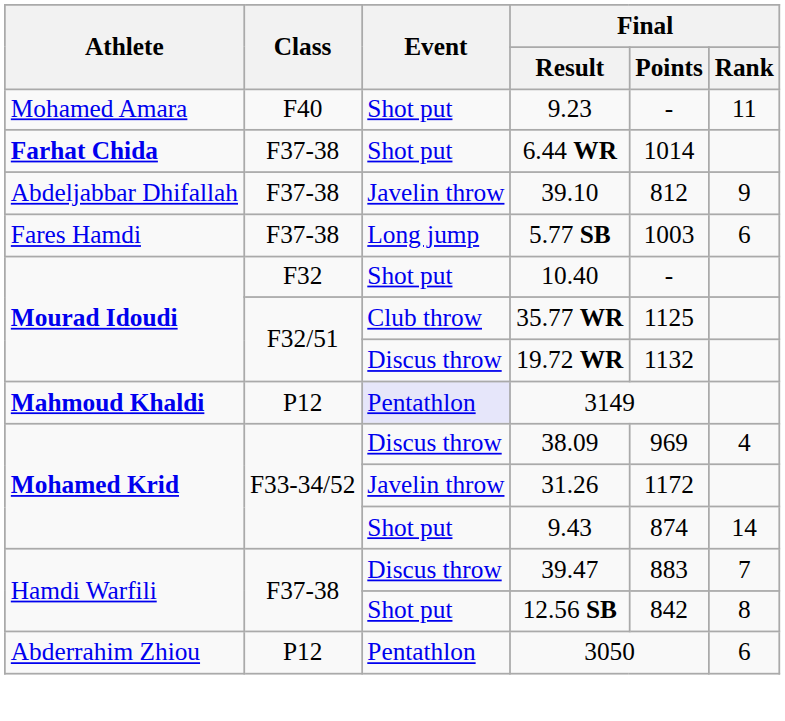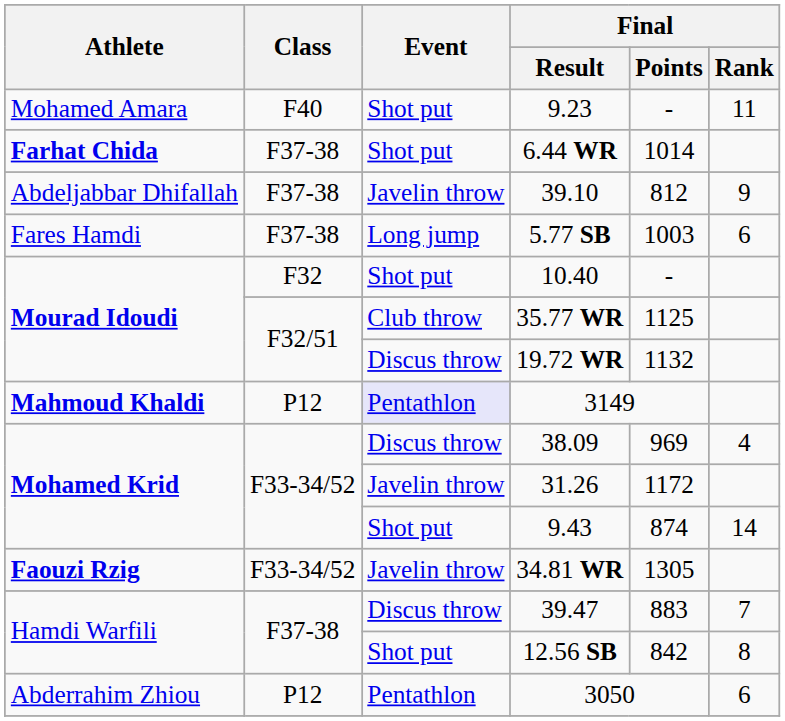+ row: (570, 569)
